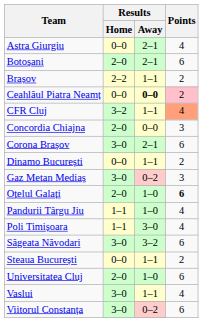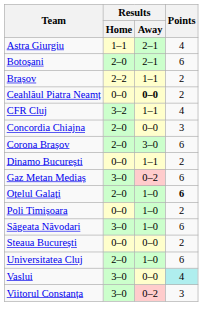(119, 45) 0–0 -> (119, 45) 1–1
(182, 95) pink background -> (182, 95) no background
(182, 111) lightsalmon background -> (182, 111) no background
(119, 144) 3–0 -> (119, 144) 2–0
(150, 144) 2–1 -> (150, 144) 3–0
(182, 177) 3 -> (182, 177) 6
- row: (45, 210)
(119, 227) 1–1 -> (119, 210) 0–0
(150, 227) 3–0 -> (150, 210) 1–0
(182, 227) 4 -> (182, 210) 2
(150, 243) 3–2 -> (150, 227) 1–0
(150, 260) 1–1 -> (150, 243) 0–0
(150, 293) 1–1 -> (150, 276) 0–0
(182, 293) no background -> (182, 276) paleturquoise background
(182, 309) 6 -> (182, 293) 3
